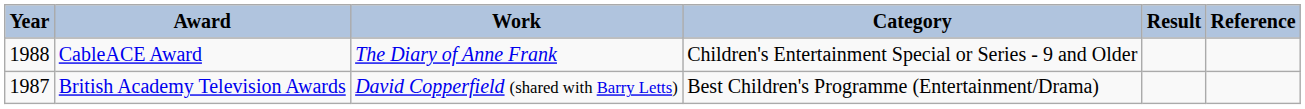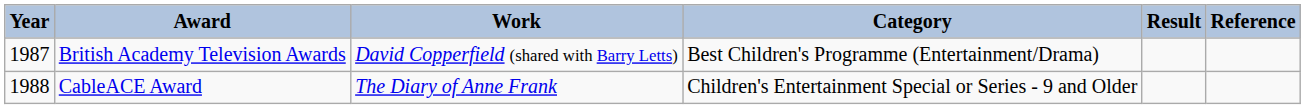rows swapped: (202, 87) <-> (130, 54)
